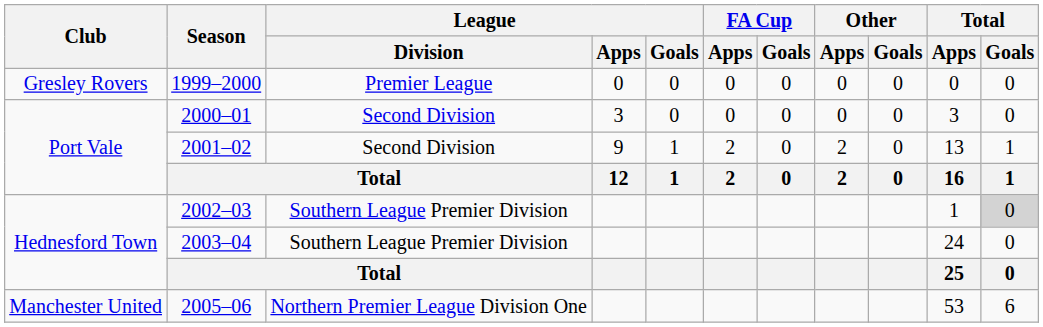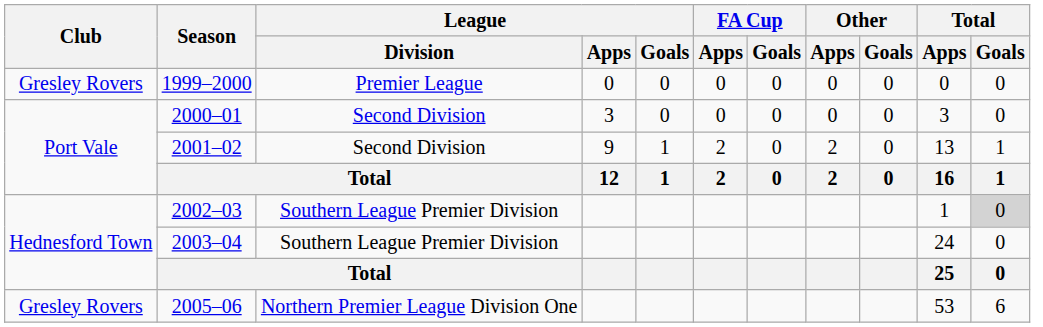(86, 305) Manchester United -> (81, 305) Gresley Rovers
